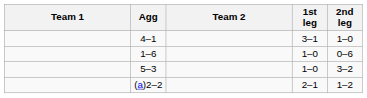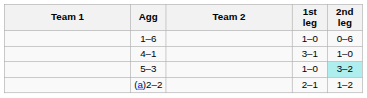rows swapped: (148, 38) <-> (148, 54)
(345, 69) no background -> (345, 69) paleturquoise background
